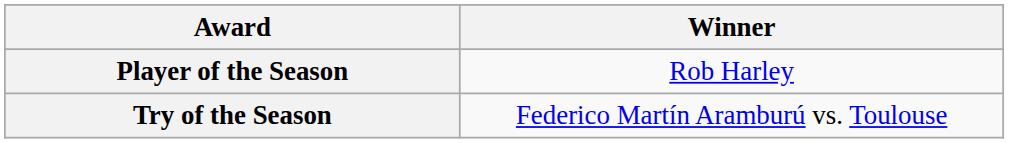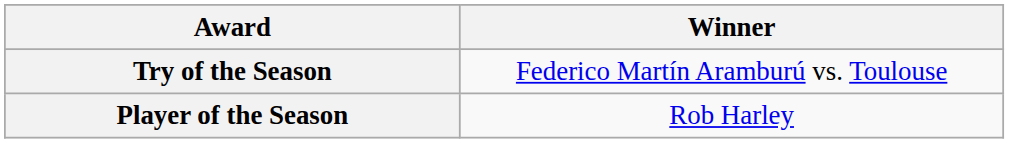rows swapped: (232, 71) <-> (232, 115)
